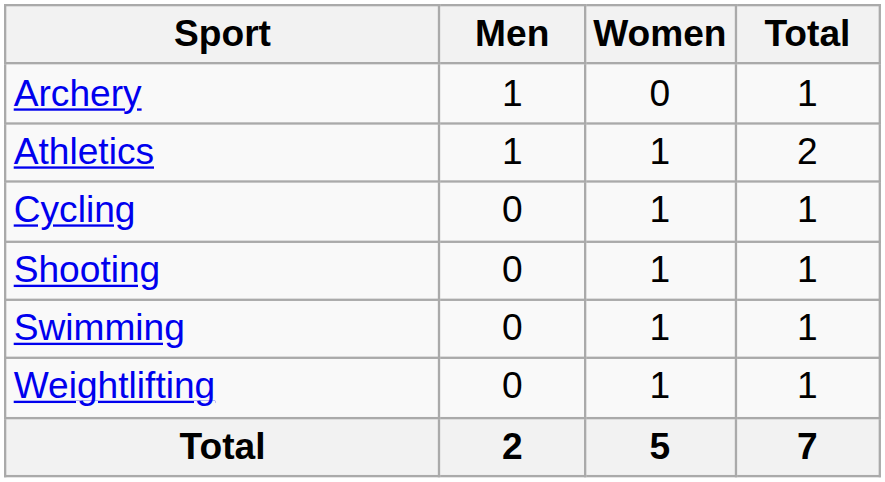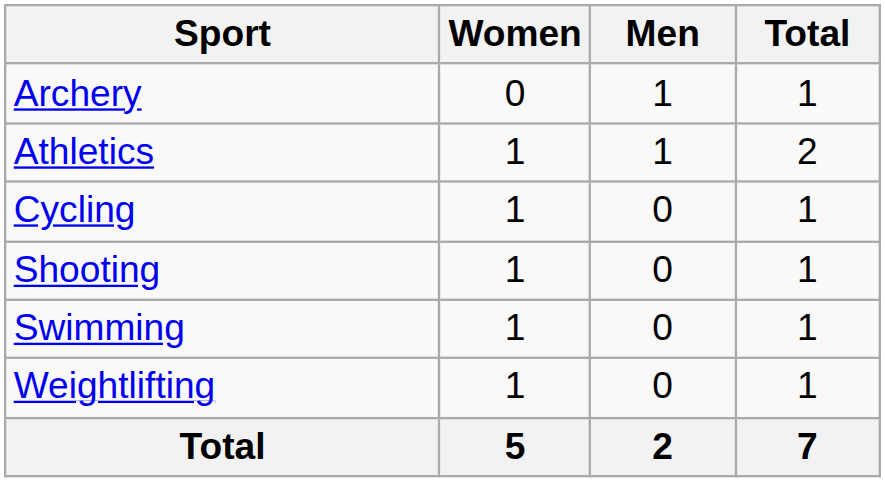columns swapped: (512, 33) <-> (660, 33)
